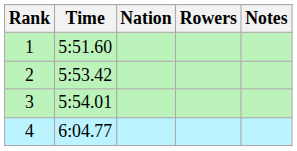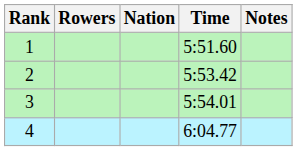columns swapped: (208, 18) <-> (85, 18)
